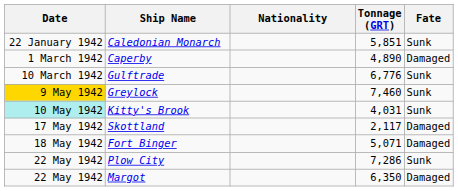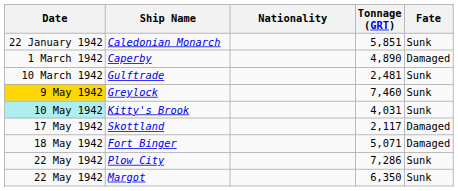(386, 76) 6,776 -> (386, 76) 2,481
(428, 177) Damaged -> (419, 177) Sunk
